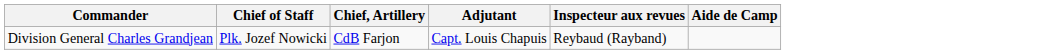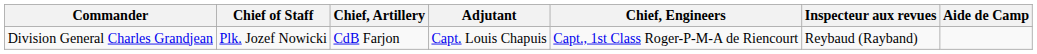+ column: (676, 15)
